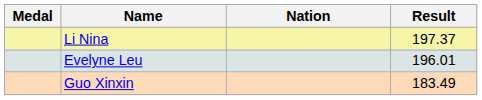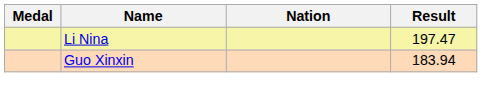(434, 39) 197.37 -> (434, 39) 197.47
- row: (103, 61)
(434, 84) 183.49 -> (434, 61) 183.94
